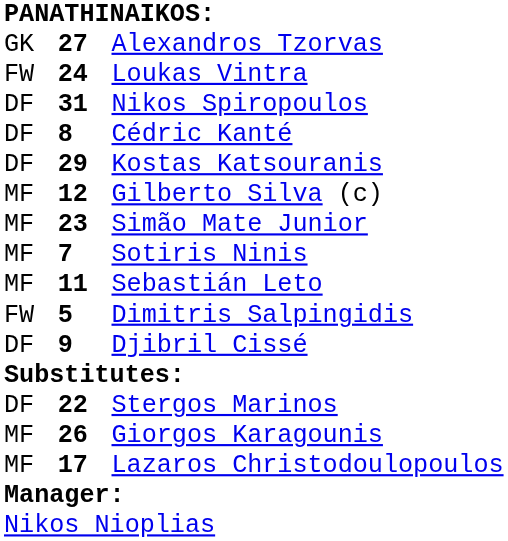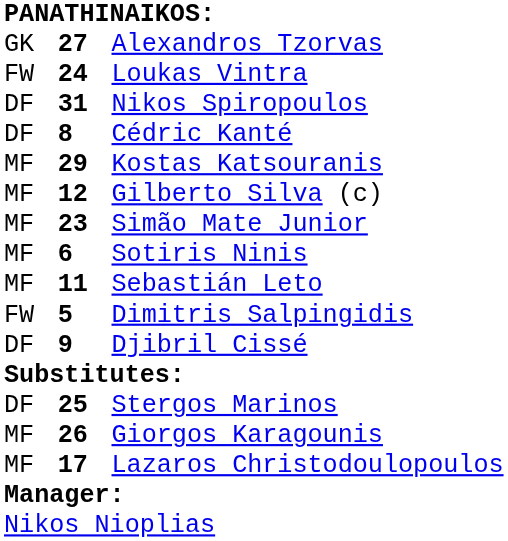(19, 165) DF -> (19, 165) MF
(65, 255) 7 -> (65, 255) 6
(73, 405) 22 -> (73, 405) 25
